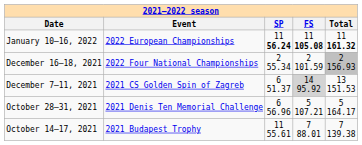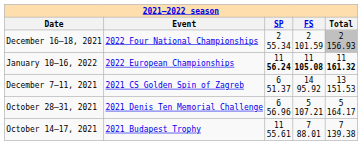rows swapped: (52, 41) <-> (54, 63)
(309, 85) lightgrey background -> (309, 85) no background
